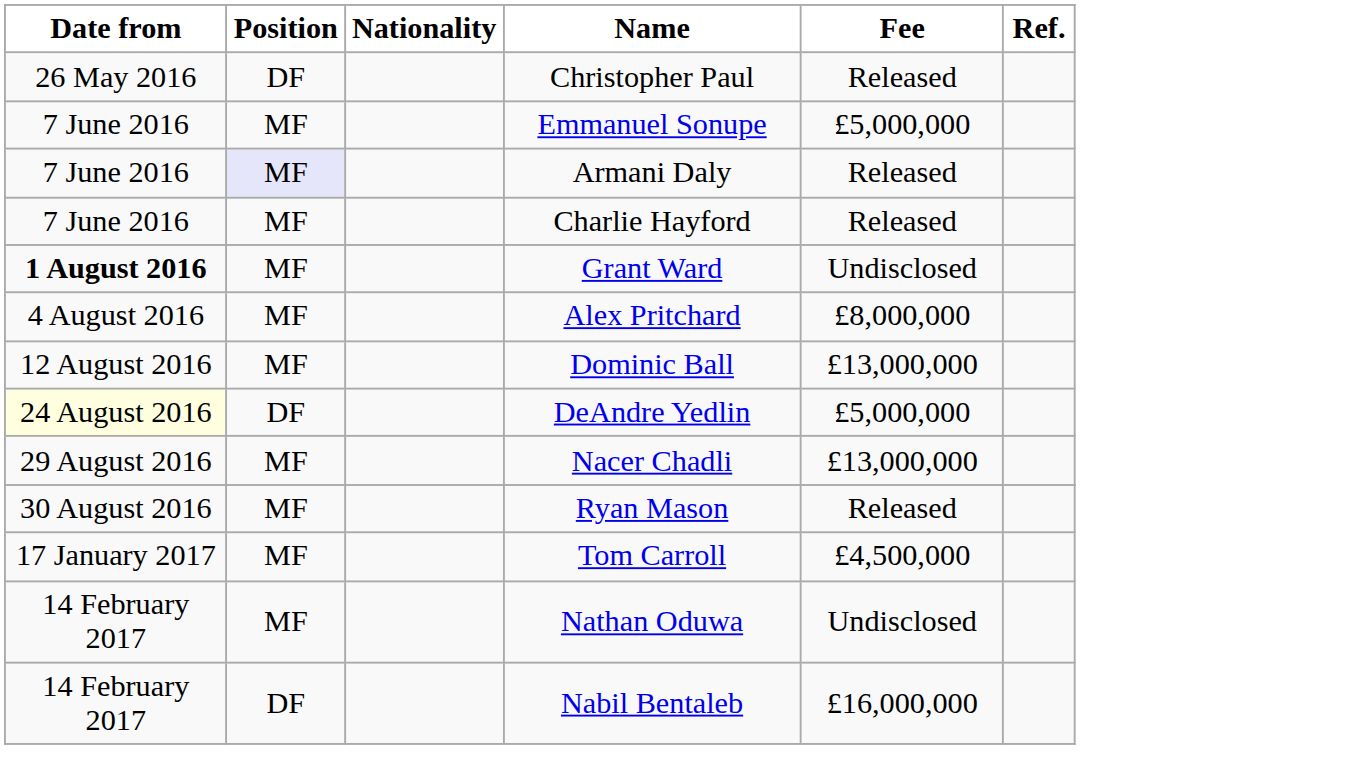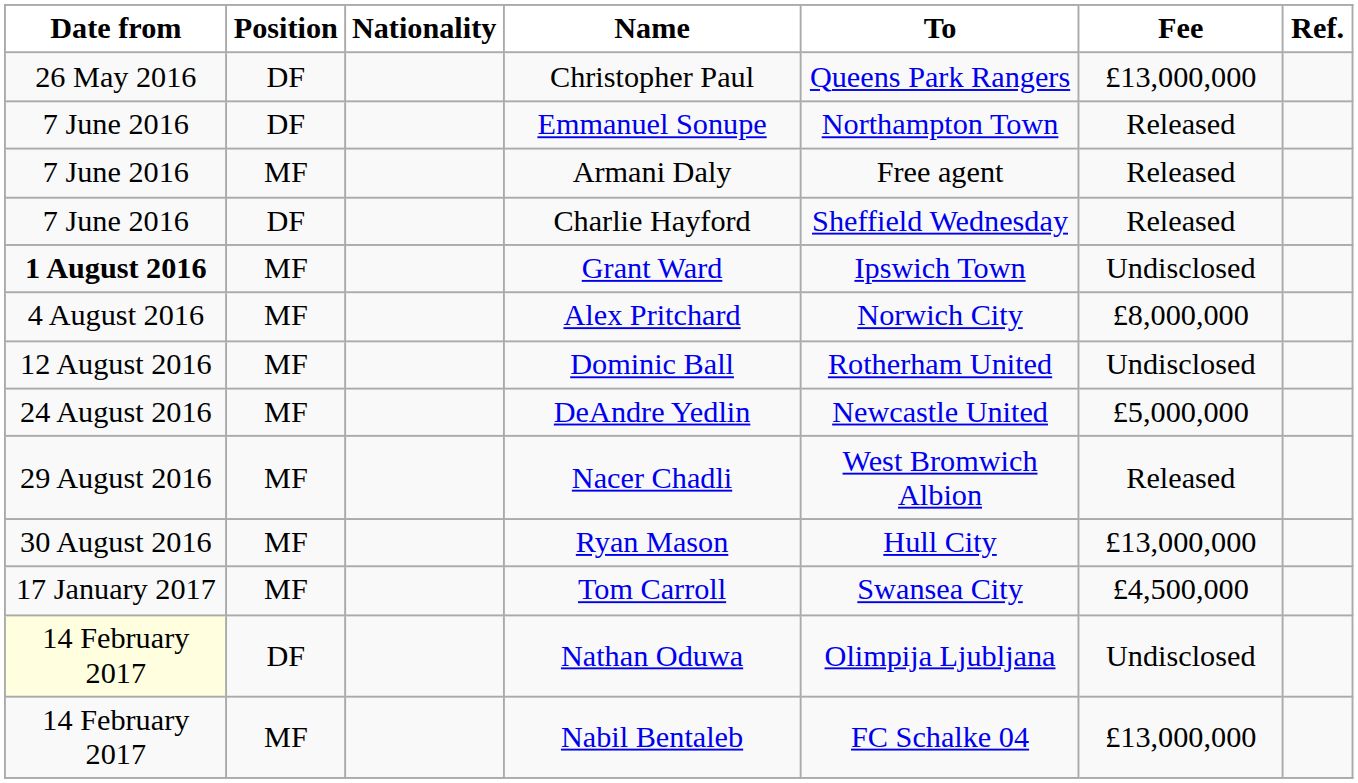+ column: (940, 28)
(902, 76) Released -> (1181, 76) £13,000,000
(286, 124) MF -> (286, 124) DF
(902, 124) £5,000,000 -> (1181, 124) Released
(286, 172) lavender background -> (286, 172) no background
(286, 220) MF -> (286, 220) DF
(902, 364) £13,000,000 -> (1181, 364) Undisclosed
(116, 412) lightyellow background -> (116, 412) no background
(286, 412) DF -> (286, 412) MF
(902, 460) £13,000,000 -> (1181, 477) Released
(902, 508) Released -> (1181, 542) £13,000,000
(116, 620) no background -> (116, 655) lightyellow background
(286, 620) MF -> (286, 655) DF
(286, 702) DF -> (286, 736) MF
(902, 702) £16,000,000 -> (1181, 736) £13,000,000
